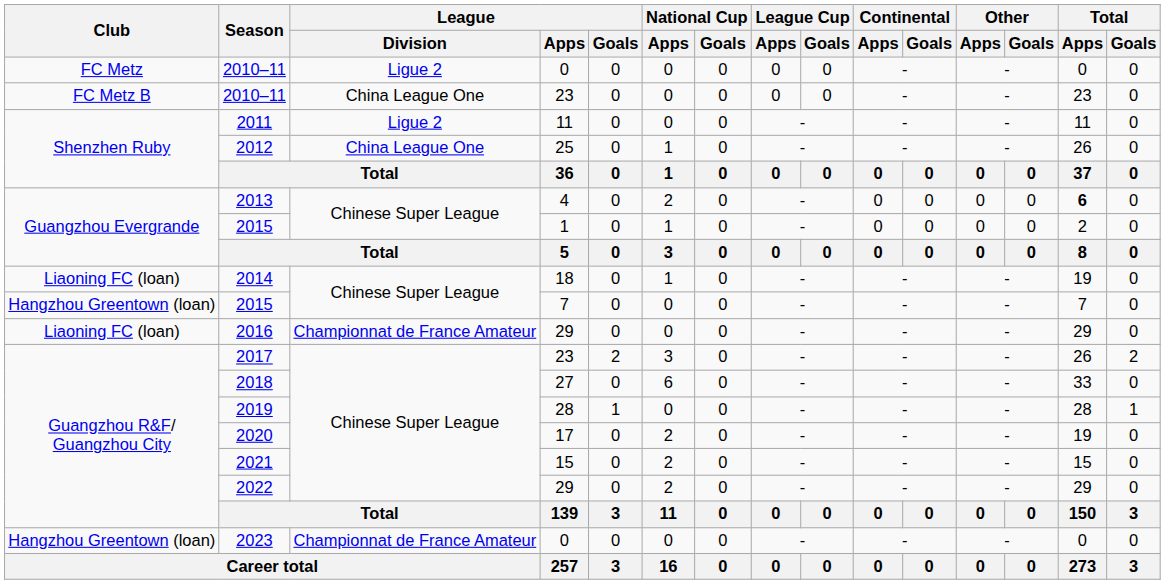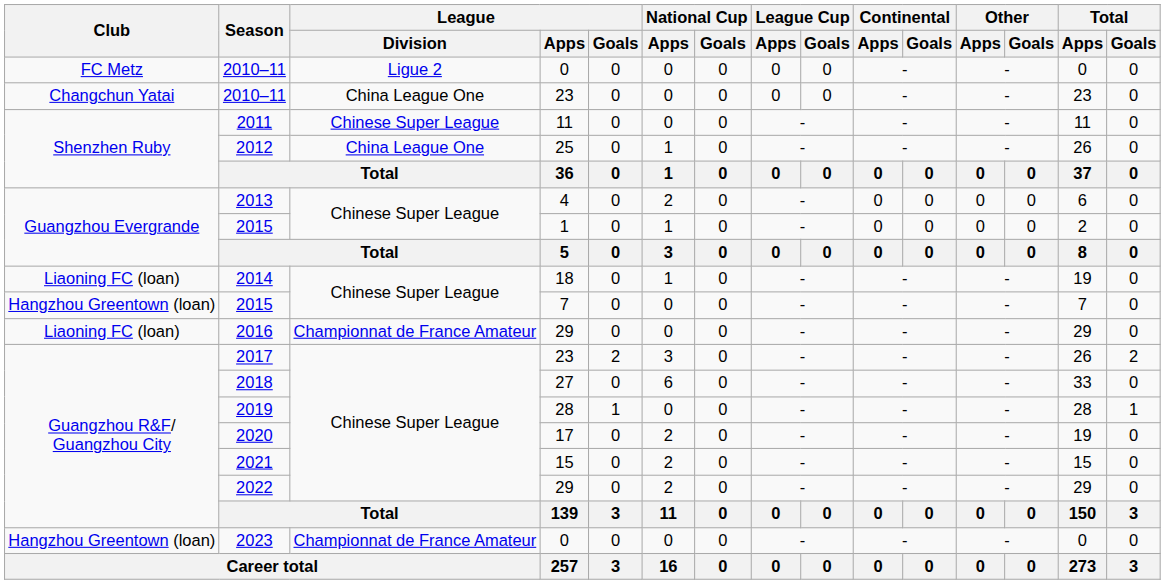(112, 95) FC Metz B -> (112, 95) Changchun Yatai
(415, 122) Ligue 2 -> (415, 122) Chinese Super League
(1082, 200) bold -> (1082, 200) normal
